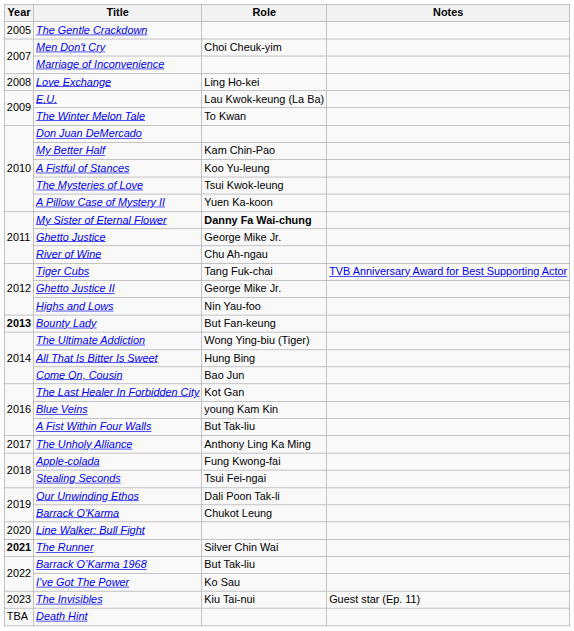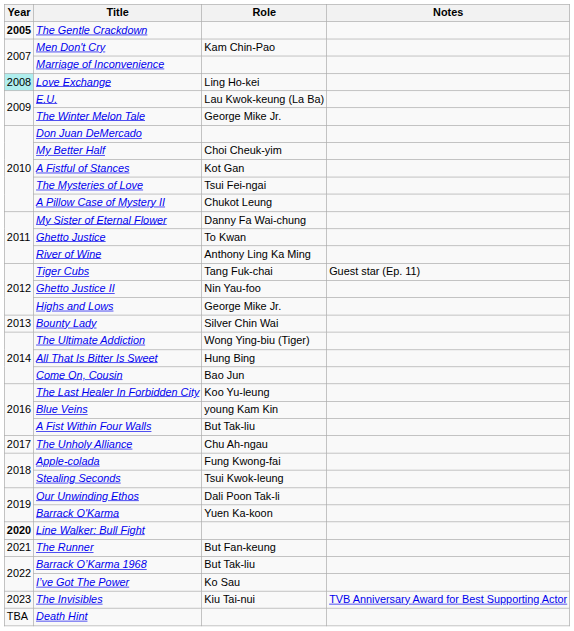(19, 30) normal -> (19, 30) bold
(243, 47) Choi Cheuk-yim -> (240, 47) Kam Chin-Pao
(19, 82) no background -> (19, 82) paleturquoise background
(225, 116) To Kwan -> (243, 116) George Mike Jr.
(240, 151) Kam Chin-Pao -> (243, 151) Choi Cheuk-yim
(237, 168) Koo Yu-leung -> (224, 168) Kot Gan
(244, 185) Tsui Kwok-leung -> (235, 185) Tsui Fei-ngai
(239, 202) Yuen Ka-koon -> (238, 202) Chukot Leung
(258, 220) bold -> (255, 220) normal
(243, 237) George Mike Jr. -> (225, 237) To Kwan
(236, 254) Chu Ah-ngau -> (258, 254) Anthony Ling Ka Ming
(448, 271) TVB Anniversary Award for Best Supporting Actor -> (375, 271) Guest star (Ep. 11)
(243, 289) George Mike Jr. -> (233, 289) Nin Yau-foo
(233, 306) Nin Yau-foo -> (243, 306) George Mike Jr.
(19, 323) bold -> (19, 323) normal
(240, 323) But Fan-keung -> (241, 323) Silver Chin Wai
(224, 392) Kot Gan -> (237, 392) Koo Yu-leung
(258, 444) Anthony Ling Ka Ming -> (236, 444) Chu Ah-ngau
(235, 479) Tsui Fei-ngai -> (244, 479) Tsui Kwok-leung
(238, 513) Chukot Leung -> (239, 513) Yuen Ka-koon
(19, 530) normal -> (19, 530) bold
(19, 548) bold -> (19, 548) normal
(241, 548) Silver Chin Wai -> (240, 548) But Fan-keung
(375, 599) Guest star (Ep. 11) -> (448, 599) TVB Anniversary Award for Best Supporting Actor
